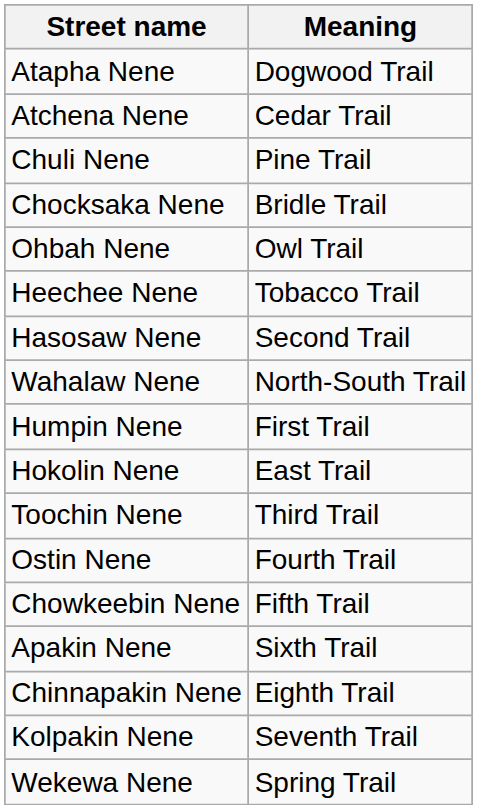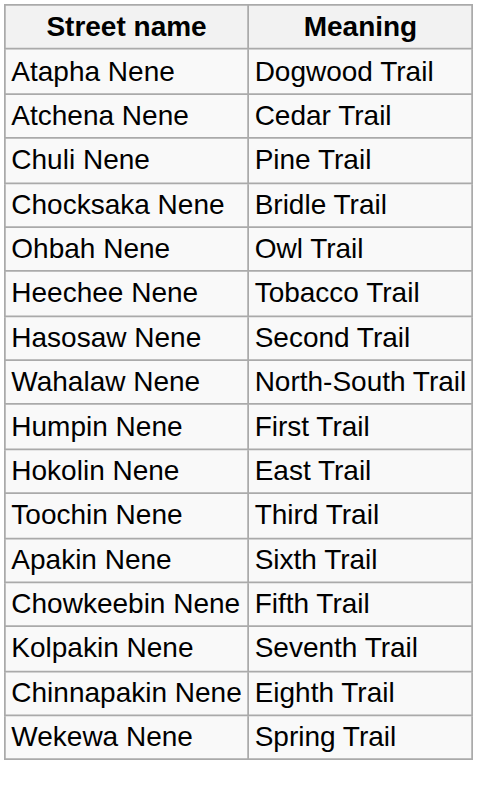- row: (81, 559)
rows swapped: (126, 603) <-> (92, 648)
rows swapped: (102, 737) <-> (127, 692)
